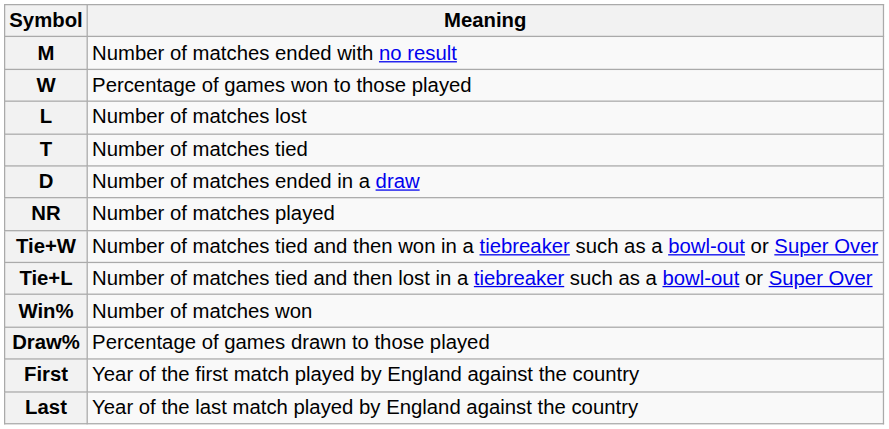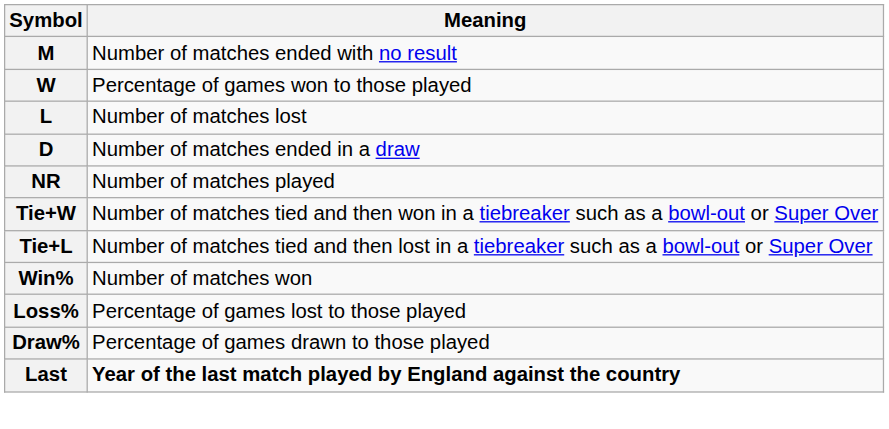- row: (46, 149)
+ row: (46, 310)
- row: (46, 375)
(365, 407) normal -> (386, 375) bold
